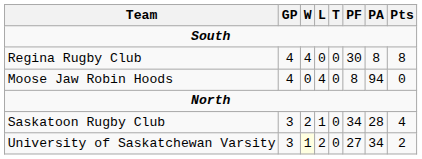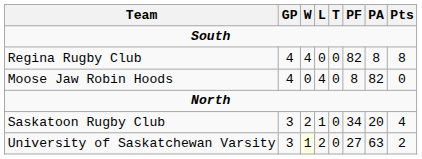(354, 58) 30 -> (354, 58) 82
(376, 79) 94 -> (376, 79) 82
(376, 122) 28 -> (376, 122) 20
(376, 144) 34 -> (376, 144) 63
